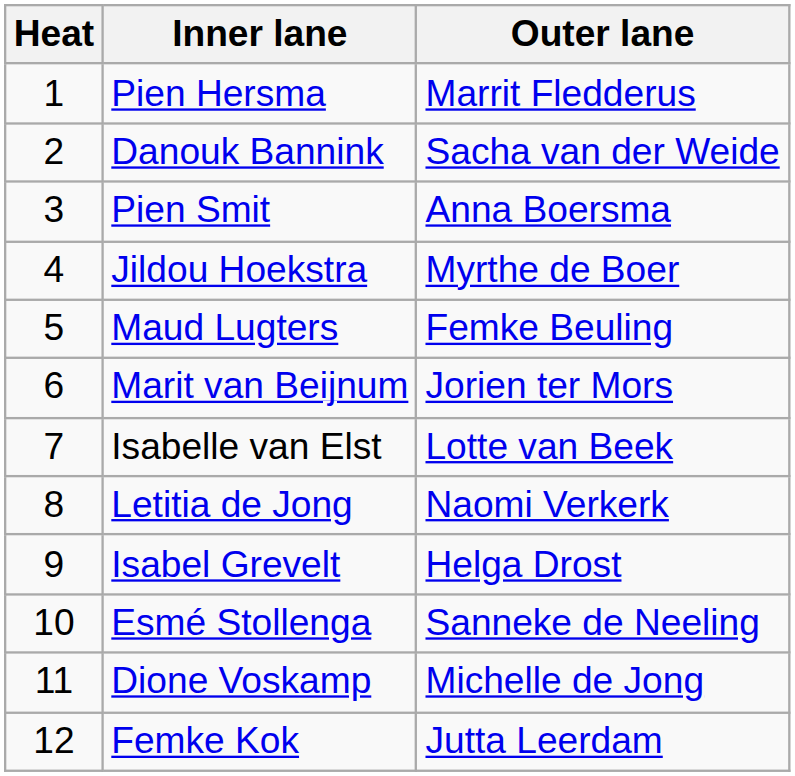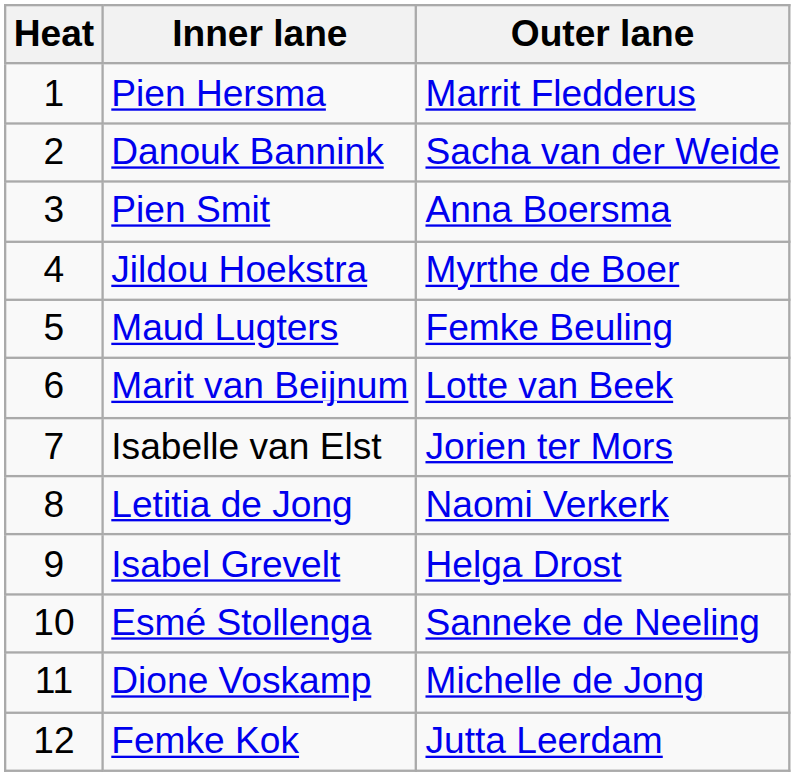(549, 387) Jorien ter Mors -> (549, 387) Lotte van Beek
(549, 446) Lotte van Beek -> (549, 446) Jorien ter Mors
